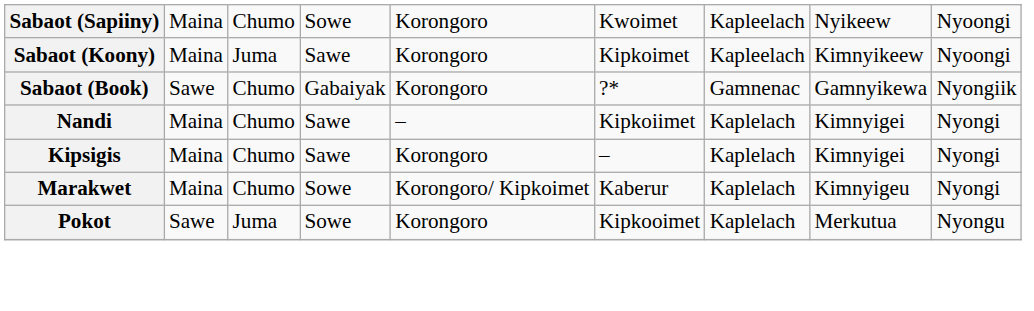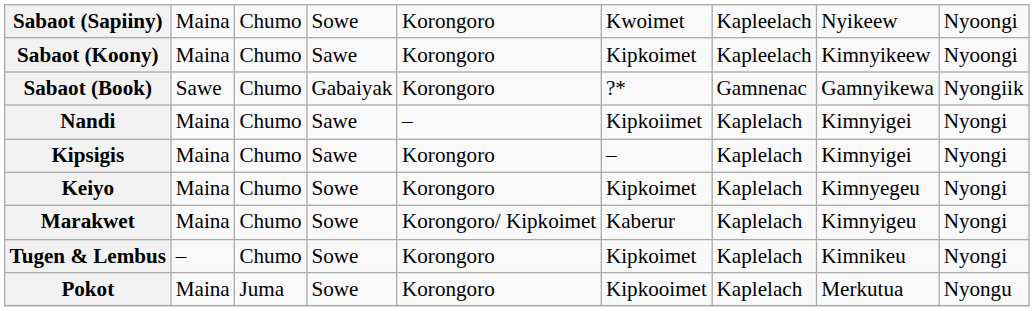(255, 54) Juma -> (271, 54) Chumo
+ row: (88, 188)
+ row: (88, 255)
(192, 222) Sawe -> (203, 289) Maina
